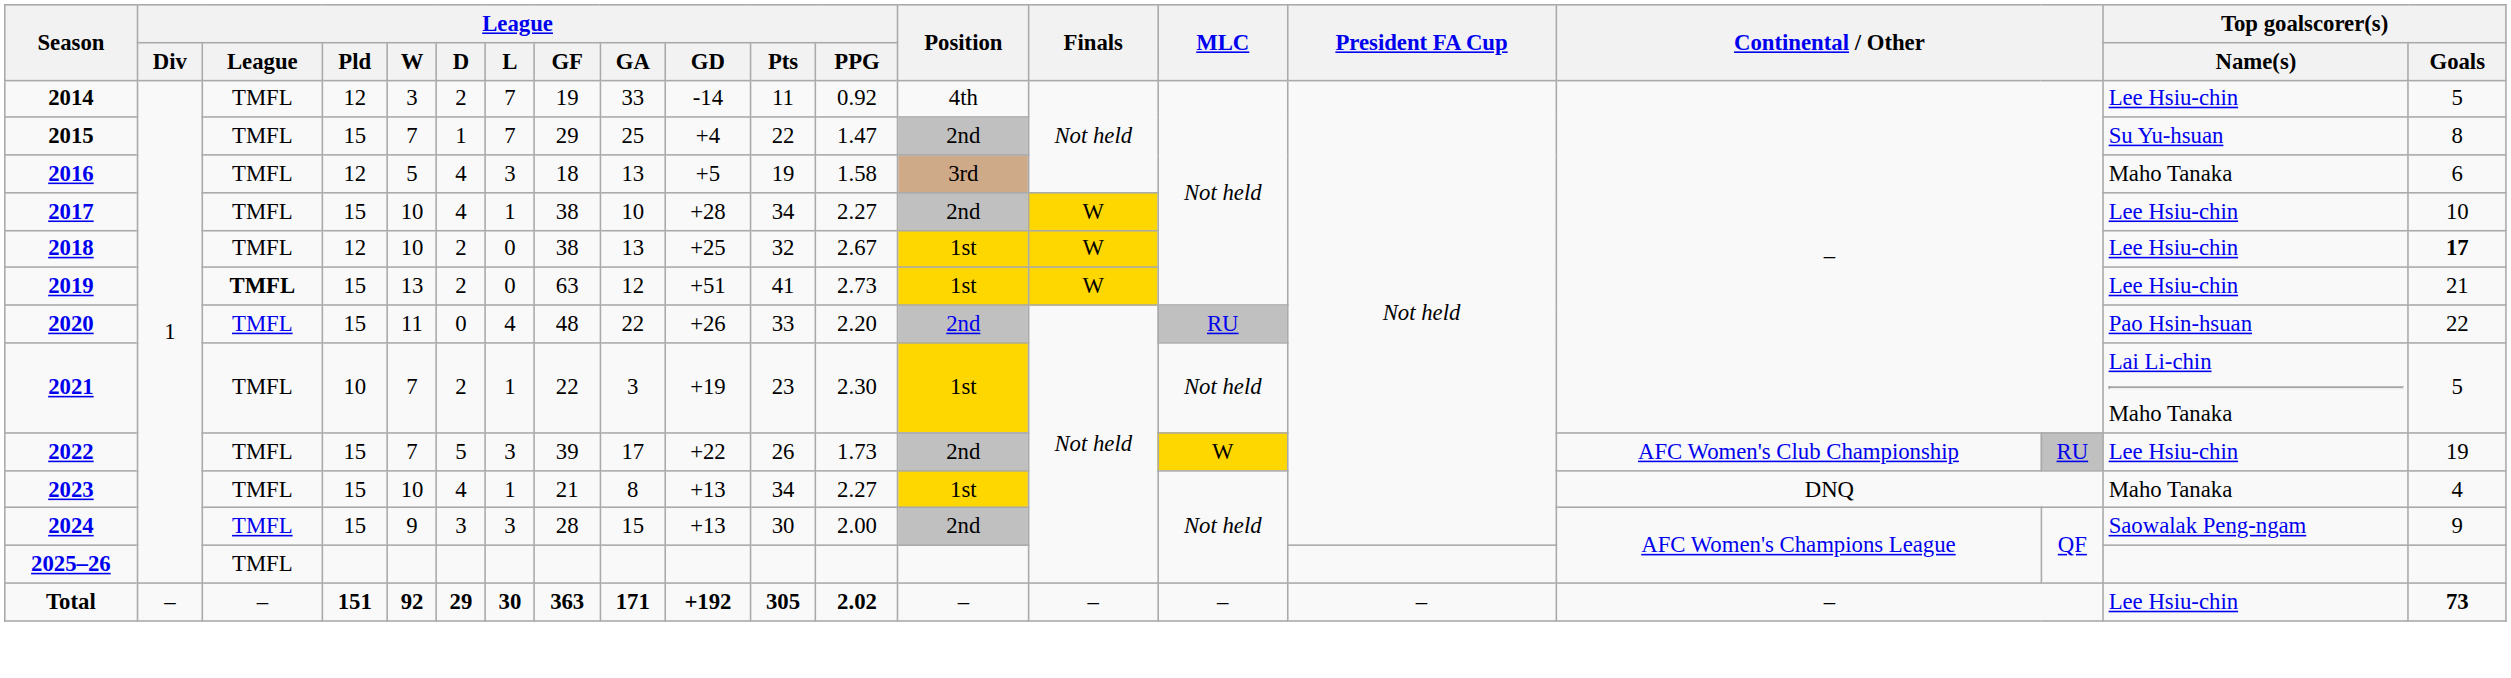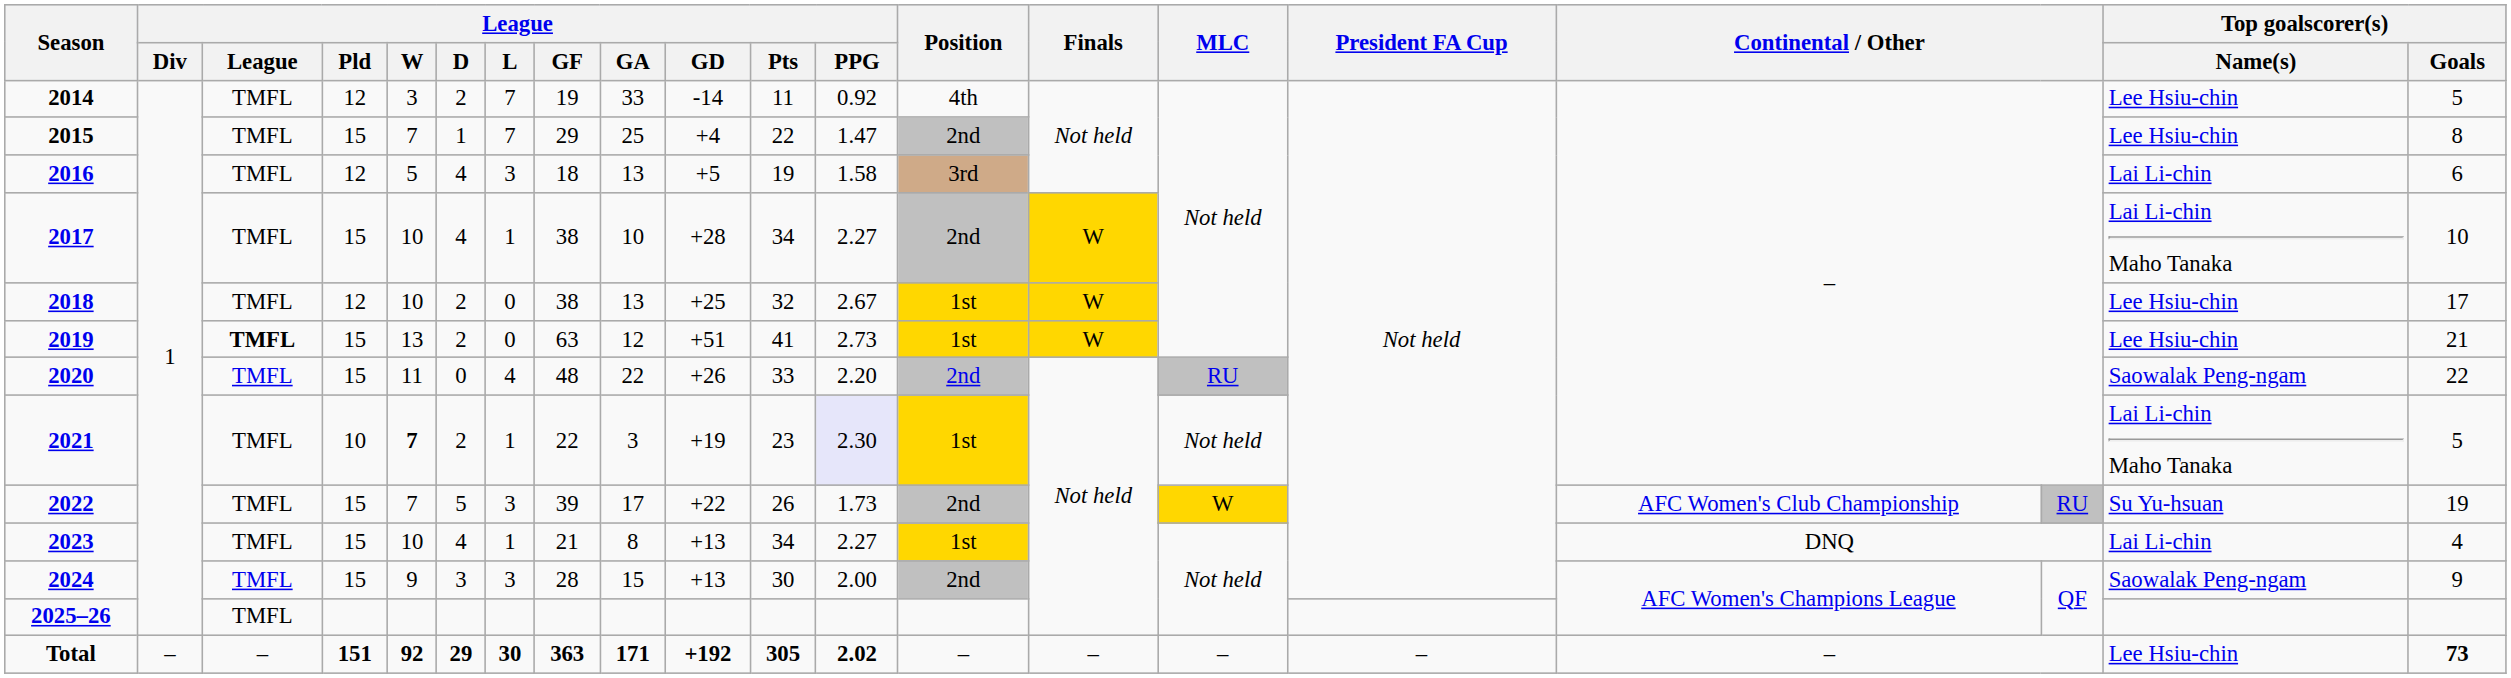(2166, 136) Su Yu-hsuan -> (2173, 136) Lee Hsiu-chin
(2170, 173) Maho Tanaka -> (2160, 173) Lai Li-chin
(2173, 211) Lee Hsiu-chin -> (2256, 237) Lai Li-chin Maho Tanaka
(2457, 248) bold -> (2457, 301) normal
(2180, 323) Pao Hsin-hsuan -> (2207, 376) Saowalak Peng-ngam
(412, 387) normal -> (412, 440) bold
(857, 387) no background -> (857, 440) lavender background
(2173, 451) Lee Hsiu-chin -> (2166, 504) Su Yu-hsuan
(2170, 489) Maho Tanaka -> (2160, 541) Lai Li-chin
